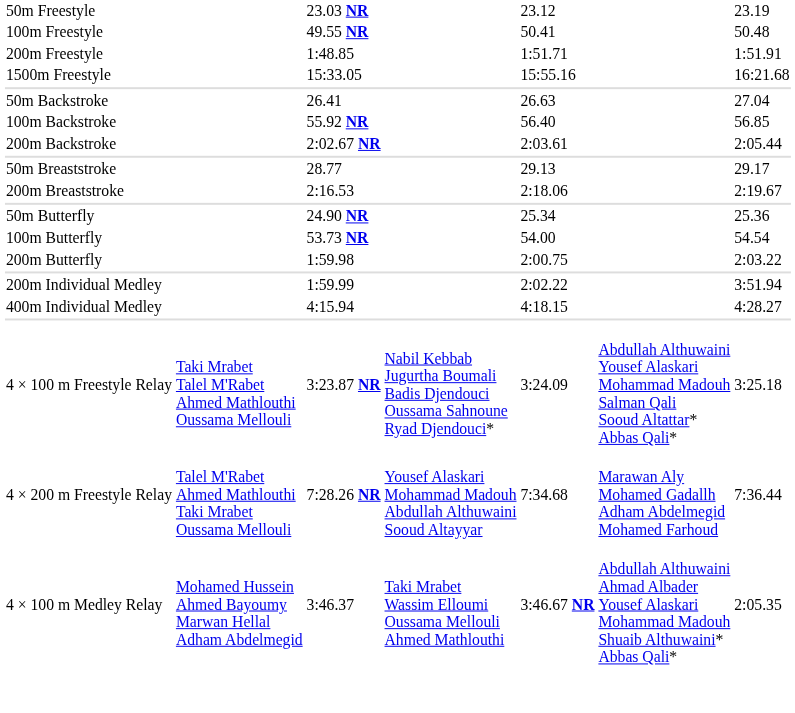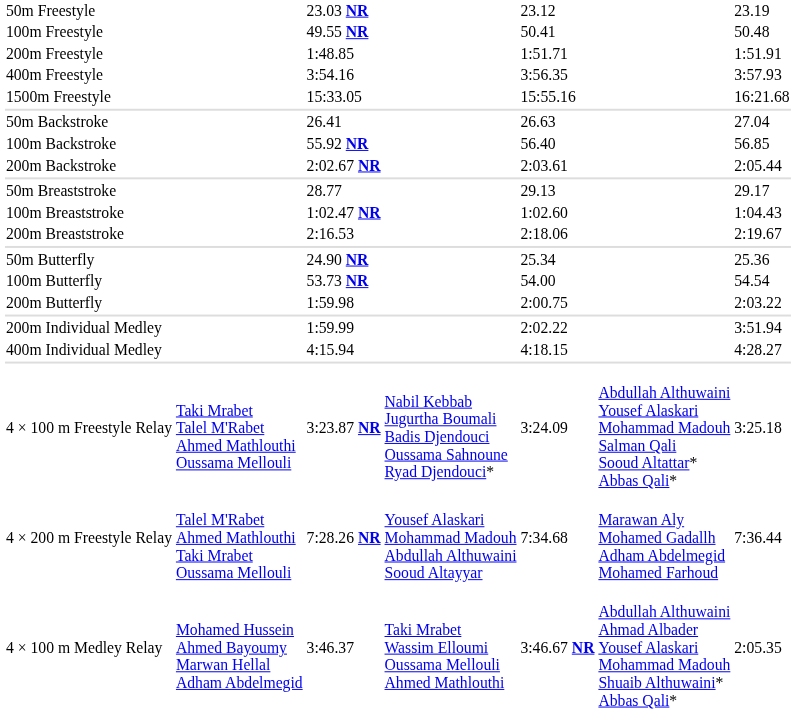+ row: (54, 75)
+ row: (65, 212)
